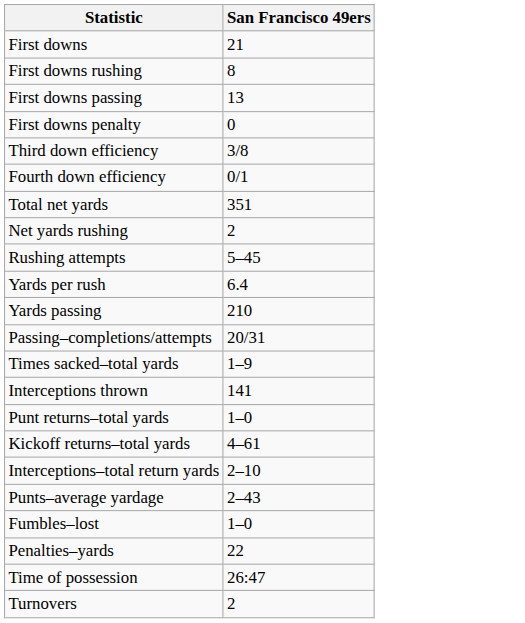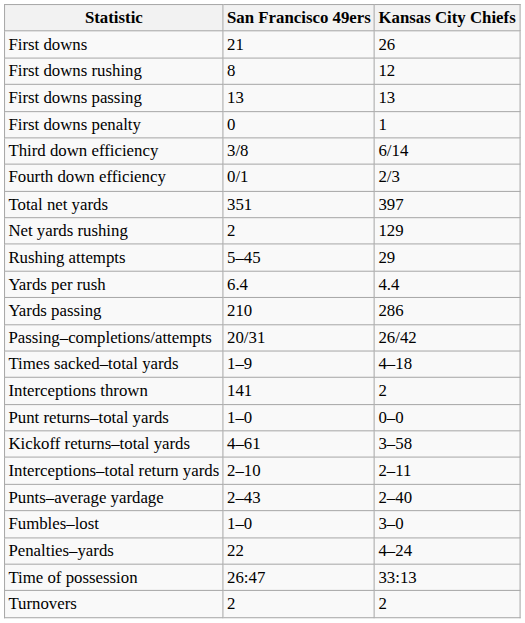+ column: (447, 17)
